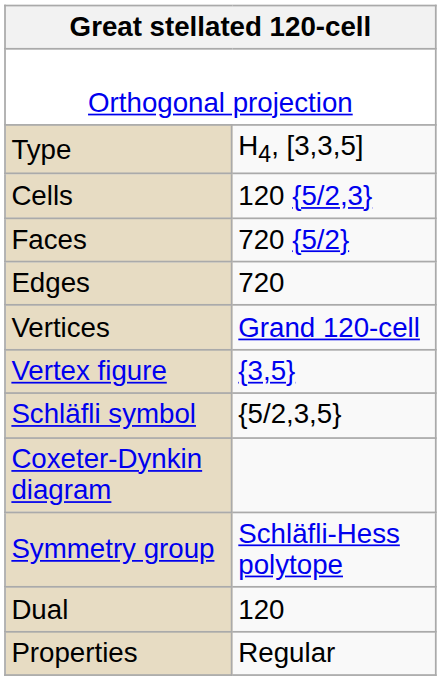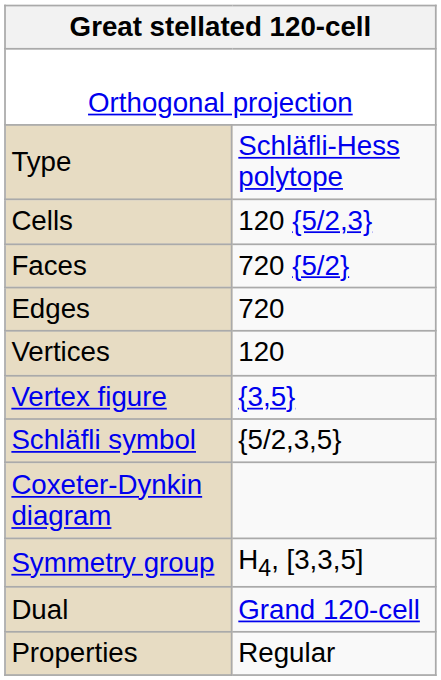(301, 149) H4, [3,3,5] -> (319, 161) Schläfli-Hess polytope
(329, 327) Grand 120-cell -> (261, 352) 120
(319, 549) Schläfli-Hess polytope -> (301, 563) H4, [3,3,5]
(261, 608) 120 -> (329, 608) Grand 120-cell
